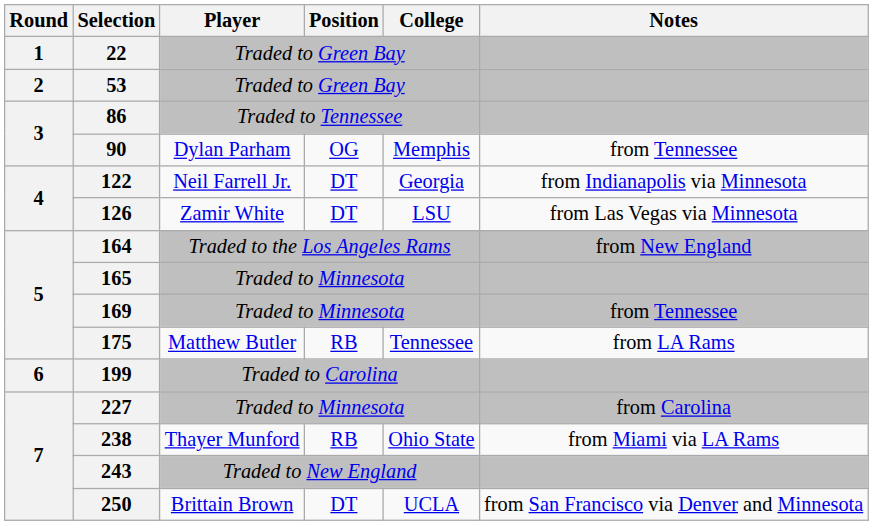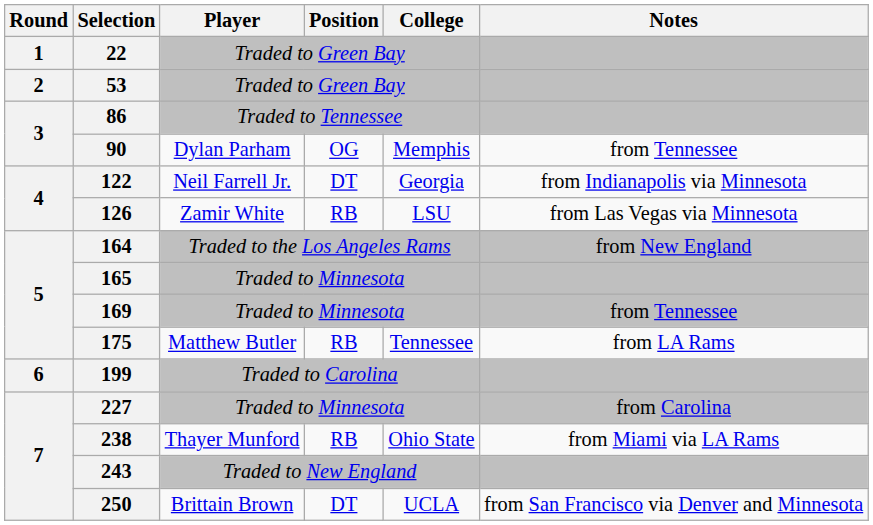(344, 213) DT -> (344, 213) RB
